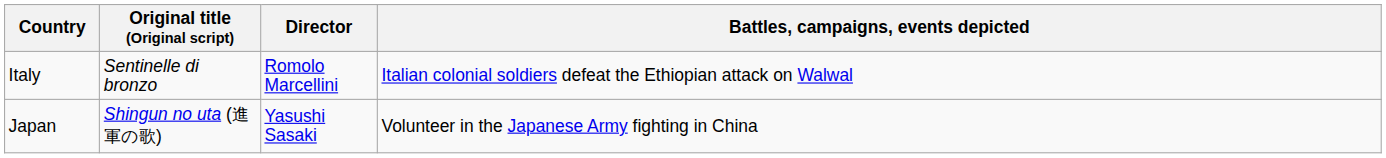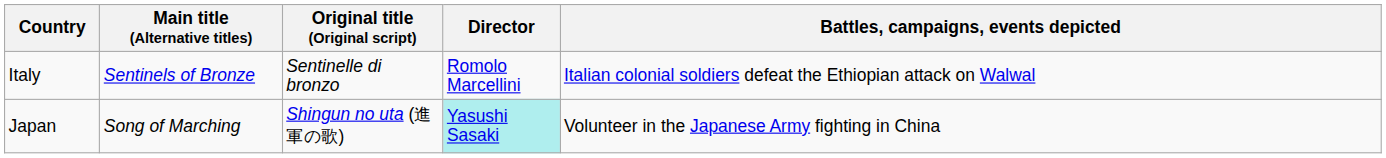+ column: (191, 28)
(295, 125) no background -> (477, 125) paleturquoise background
